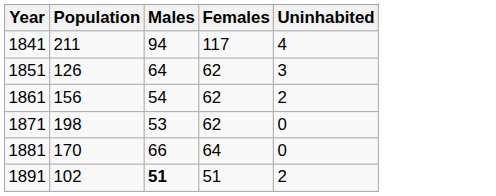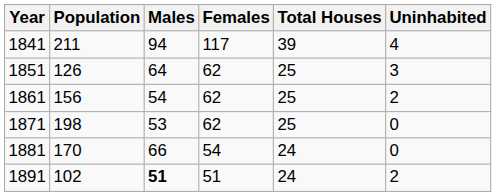+ column: (330, 17)
(212, 151) 64 -> (212, 151) 54
